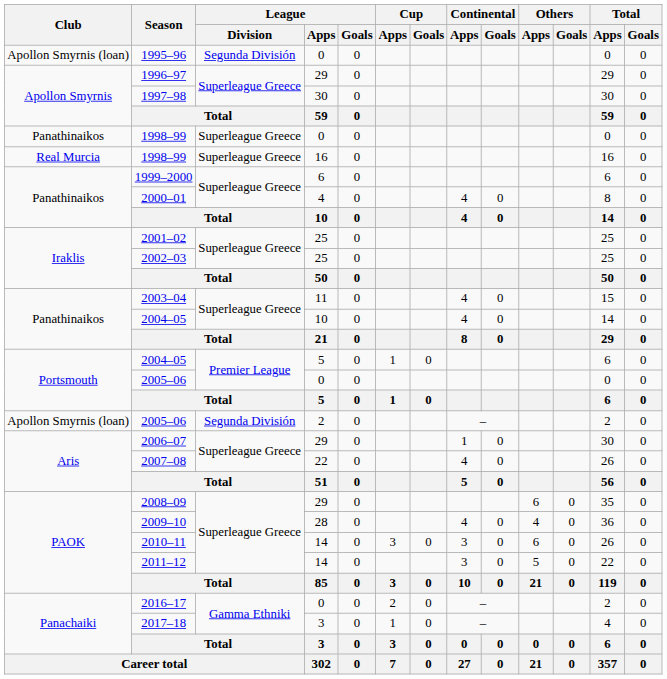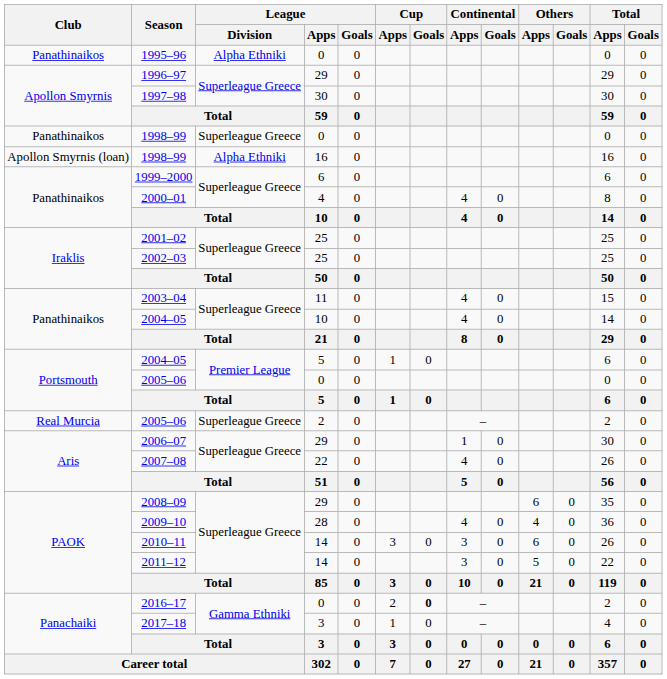(68, 55) Apollon Smyrnis (loan) -> (68, 55) Panathinaikos
(250, 55) Segunda División -> (250, 55) Alpha Ethniki
(68, 156) Real Murcia -> (68, 156) Apollon Smyrnis (loan)
(250, 156) Superleague Greece -> (250, 156) Alpha Ethniki
(68, 420) Apollon Smyrnis (loan) -> (68, 420) Real Murcia
(250, 420) Segunda División -> (250, 420) Superleague Greece
(429, 603) normal -> (429, 603) bold
